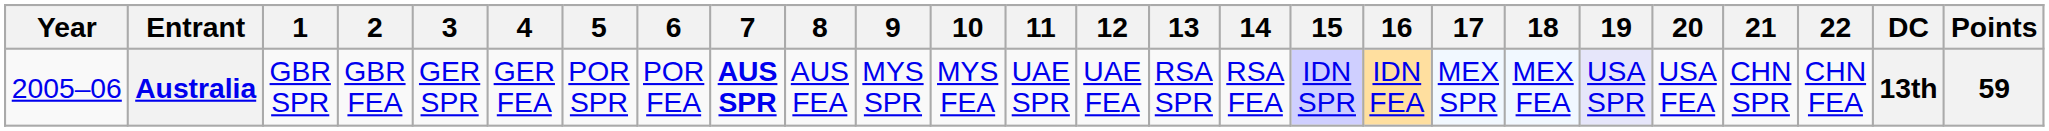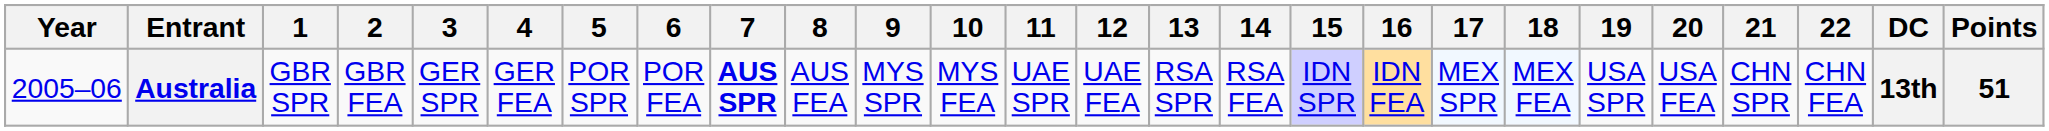(1616, 87) lavender background -> (1616, 87) no background
(1994, 87) 59 -> (1994, 87) 51
